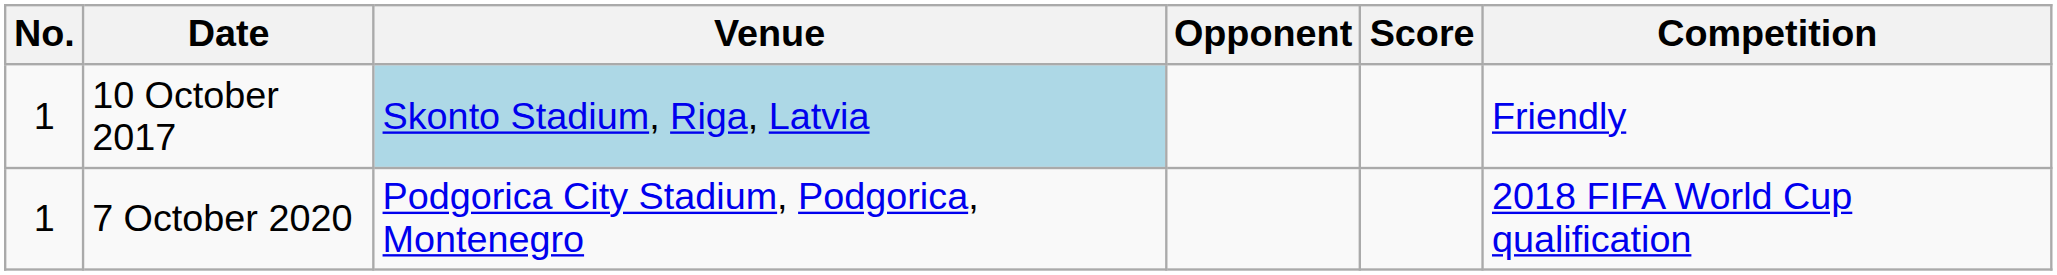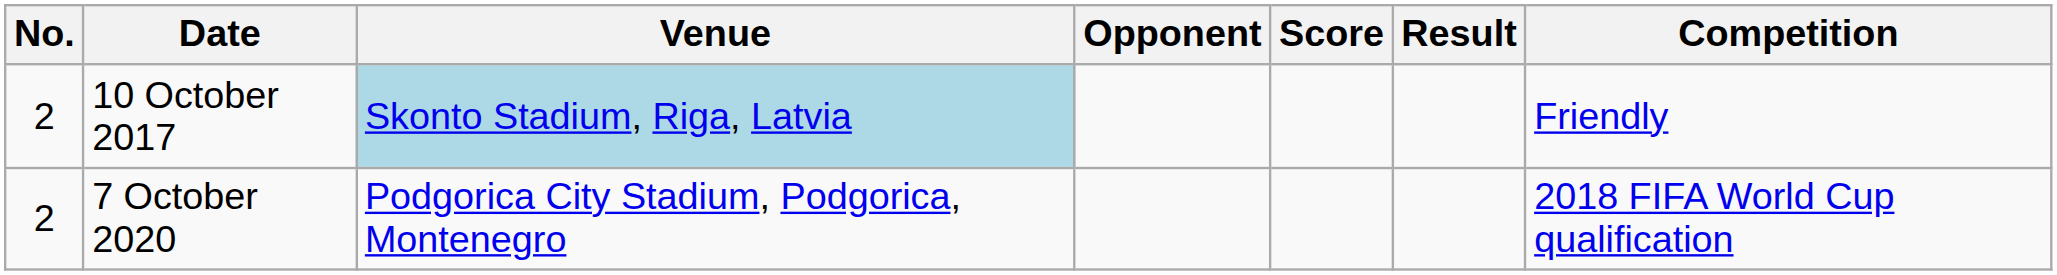+ column: (1459, 34)
(44, 115) 1 -> (44, 115) 2
(44, 217) 1 -> (44, 217) 2
